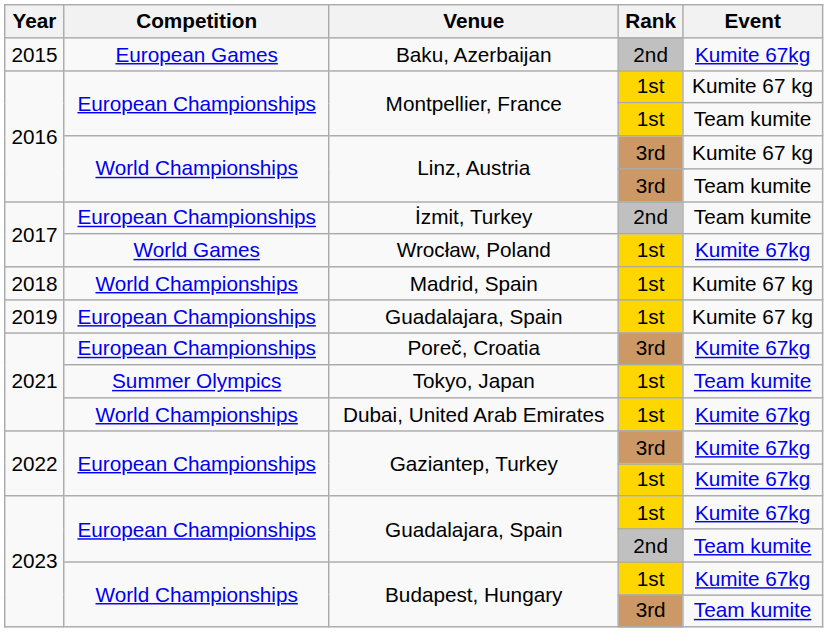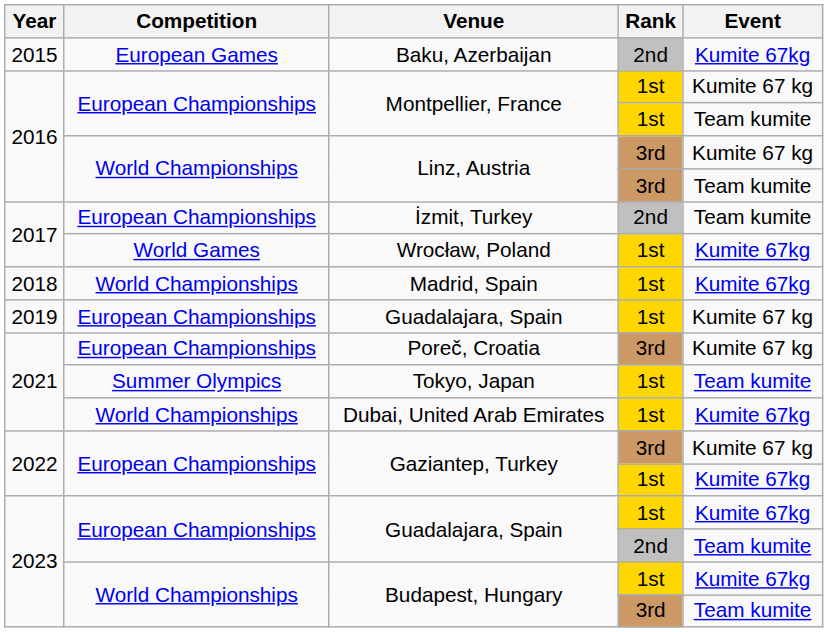(753, 284) Kumite 67 kg -> (753, 284) Kumite 67kg
(753, 349) Kumite 67kg -> (753, 349) Kumite 67 kg
(753, 447) Kumite 67kg -> (753, 447) Kumite 67 kg
